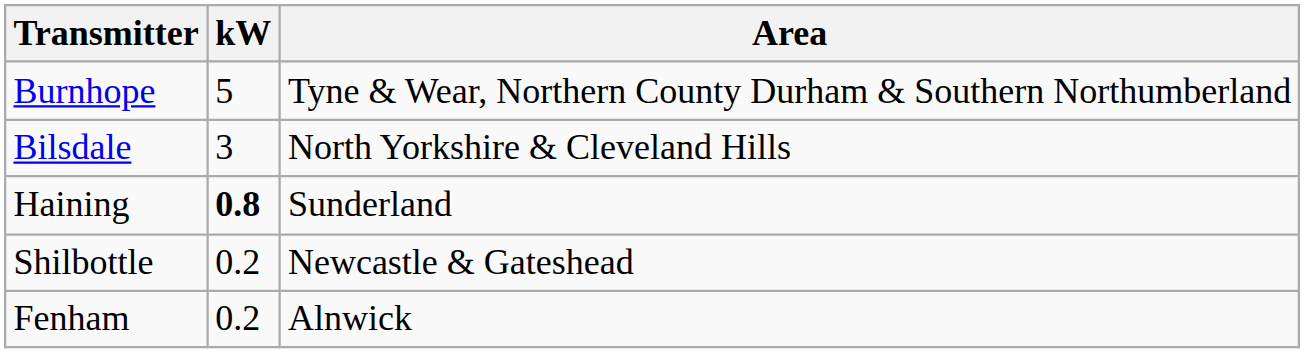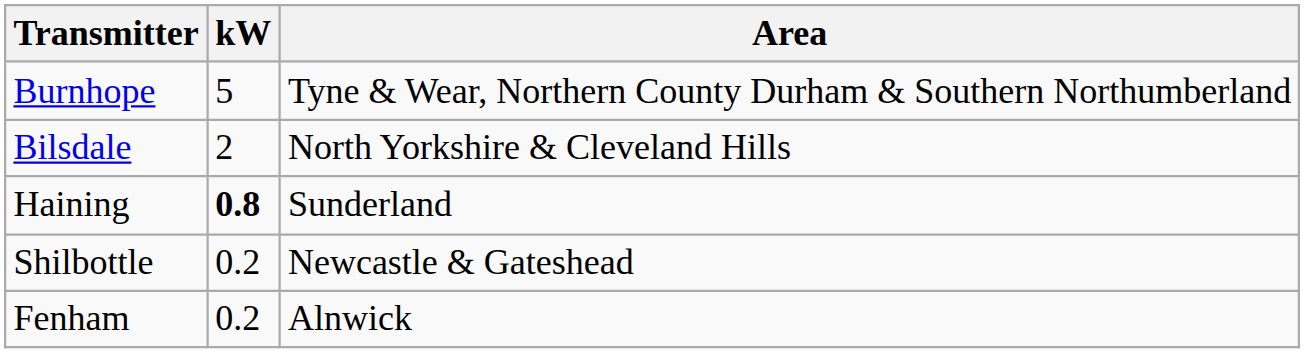(224, 147) 3 -> (224, 147) 2
